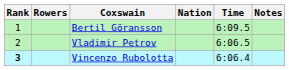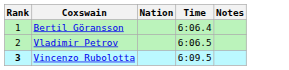- column: (50, 12)
(233, 27) 6:09.5 -> (195, 27) 6:06.4
(233, 58) 6:06.4 -> (195, 58) 6:09.5
